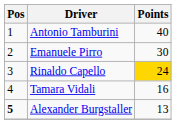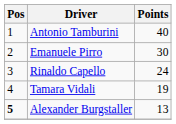(163, 70) gold background -> (163, 70) no background
(163, 89) 16 -> (163, 89) 19
